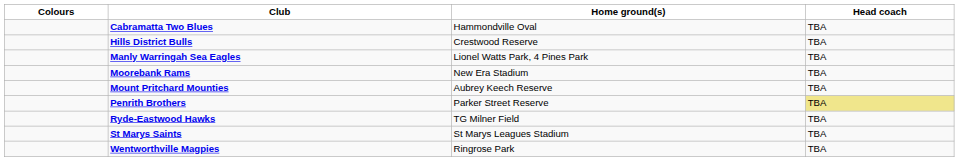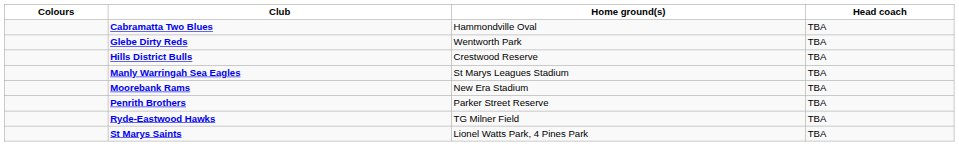+ row: (149, 42)
(521, 57) Lionel Watts Park, 4 Pines Park -> (511, 73) St Marys Leagues Stadium
- row: (169, 88)
(817, 103) khaki background -> (817, 103) no background
(511, 133) St Marys Leagues Stadium -> (521, 133) Lionel Watts Park, 4 Pines Park
- row: (165, 149)
